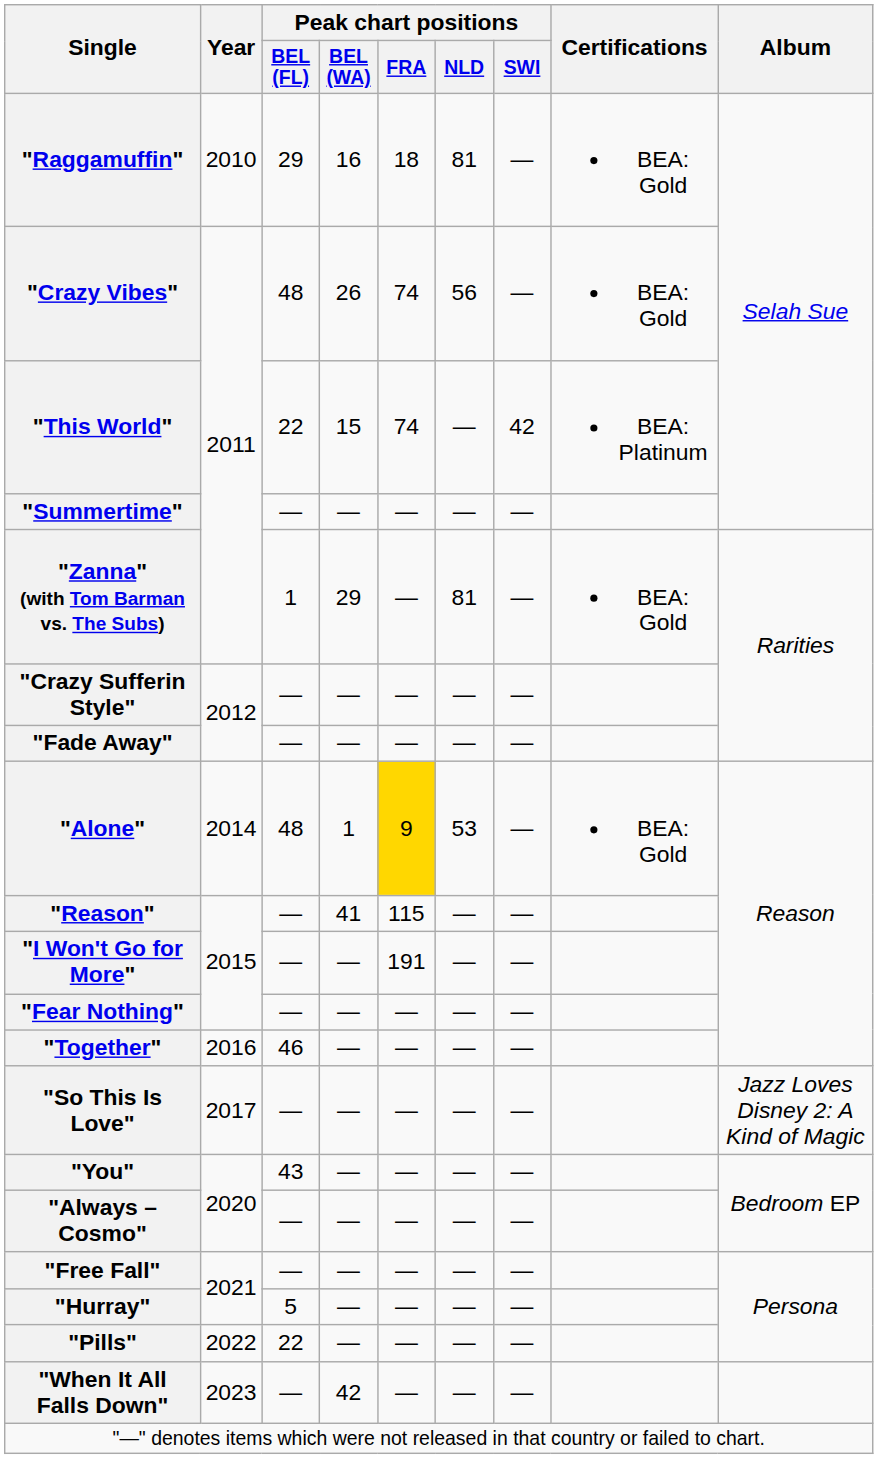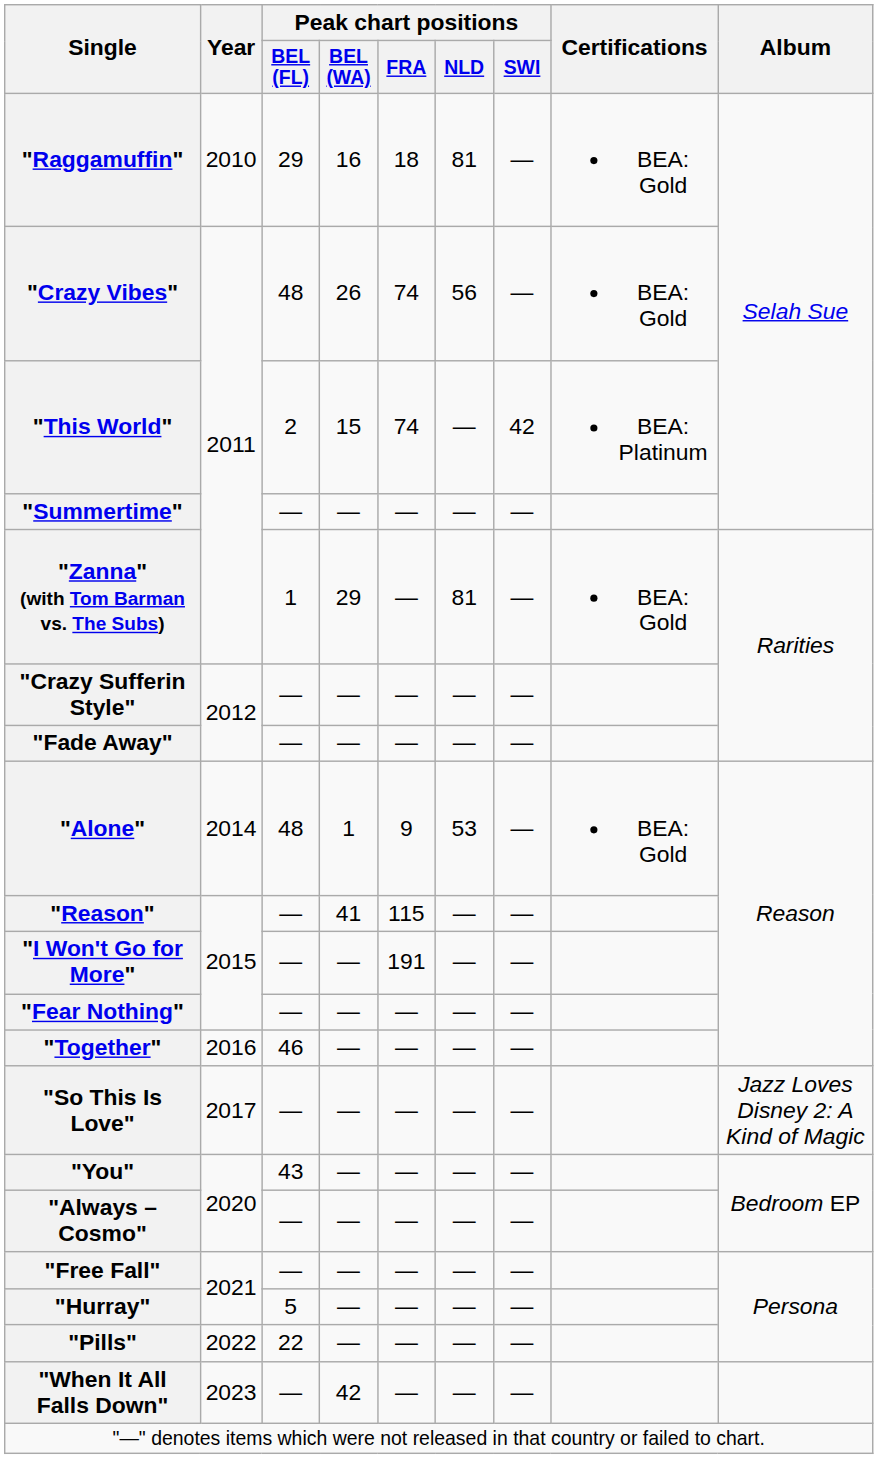(291, 426) 22 -> (291, 426) 2
(406, 828) gold background -> (406, 828) no background
